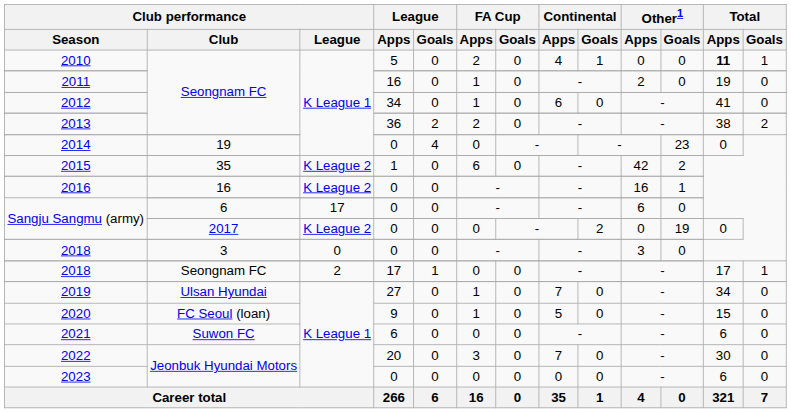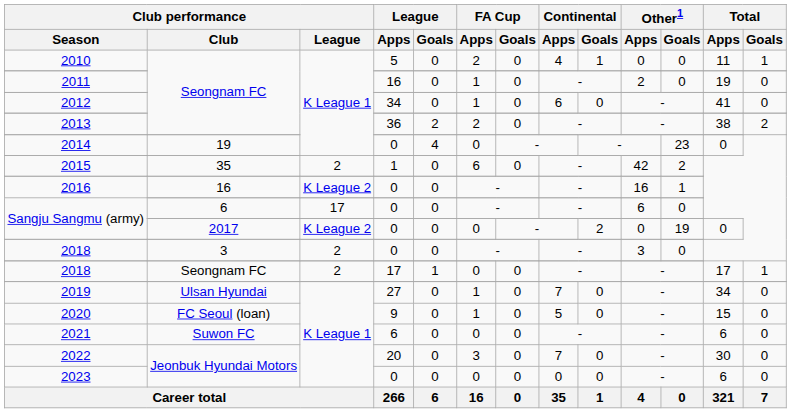(723, 60) bold -> (723, 60) normal
(337, 166) K League 2 -> (337, 166) 2
(337, 250) 0 -> (337, 250) 2
